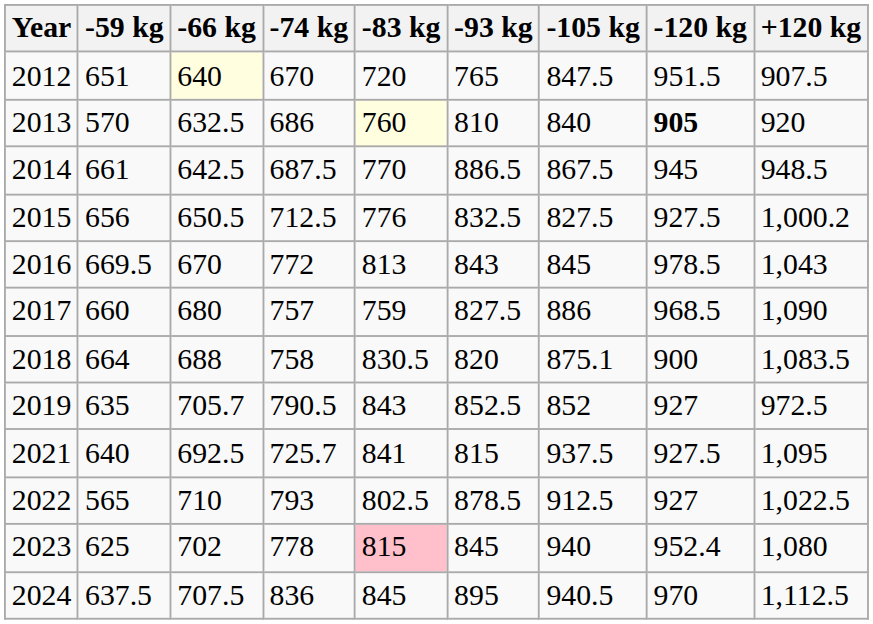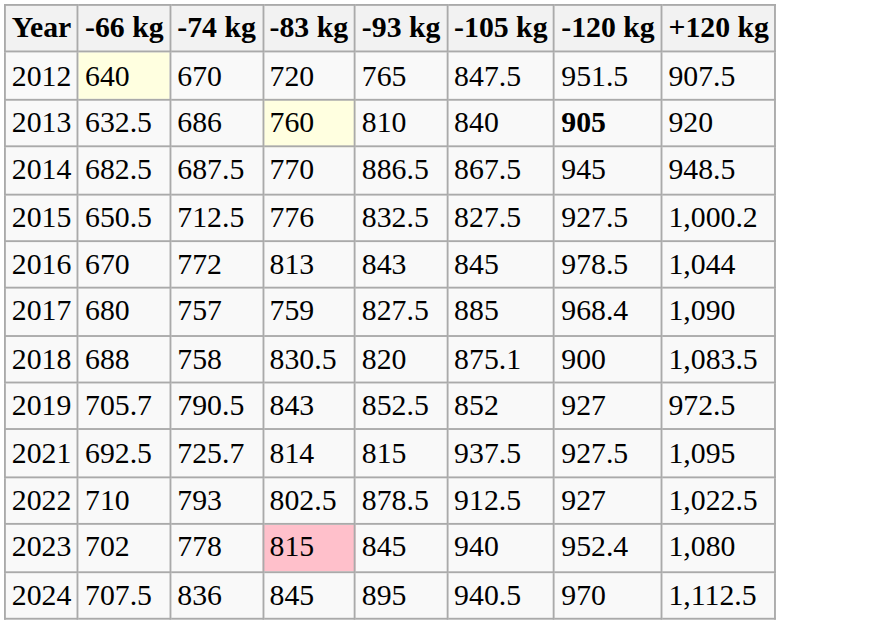- column: (124, 28)
(211, 169) 642.5 -> (119, 169) 682.5
(794, 264) 1,043 -> (702, 264) 1,044
(569, 311) 886 -> (476, 311) 885
(687, 311) 968.5 -> (595, 311) 968.4
(384, 452) 841 -> (292, 452) 814
